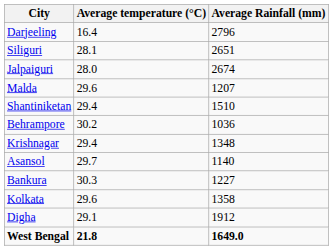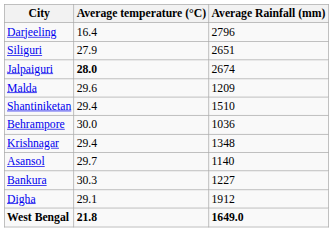(87, 50) 28.1 -> (87, 50) 27.9
(87, 69) normal -> (87, 69) bold
(223, 87) 1207 -> (223, 87) 1209
(87, 124) 30.2 -> (87, 124) 30.0
- row: (26, 198)
